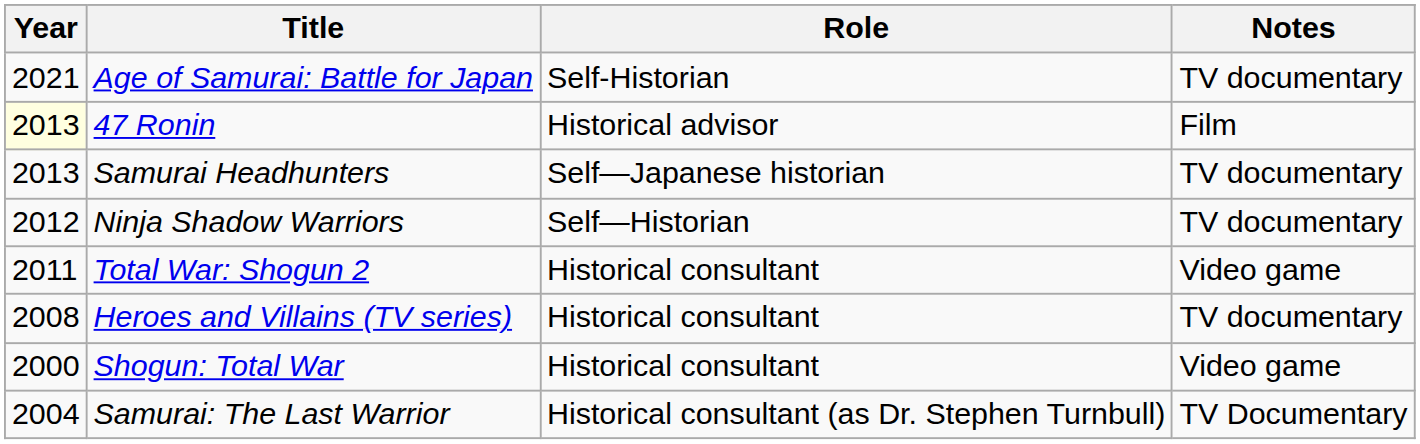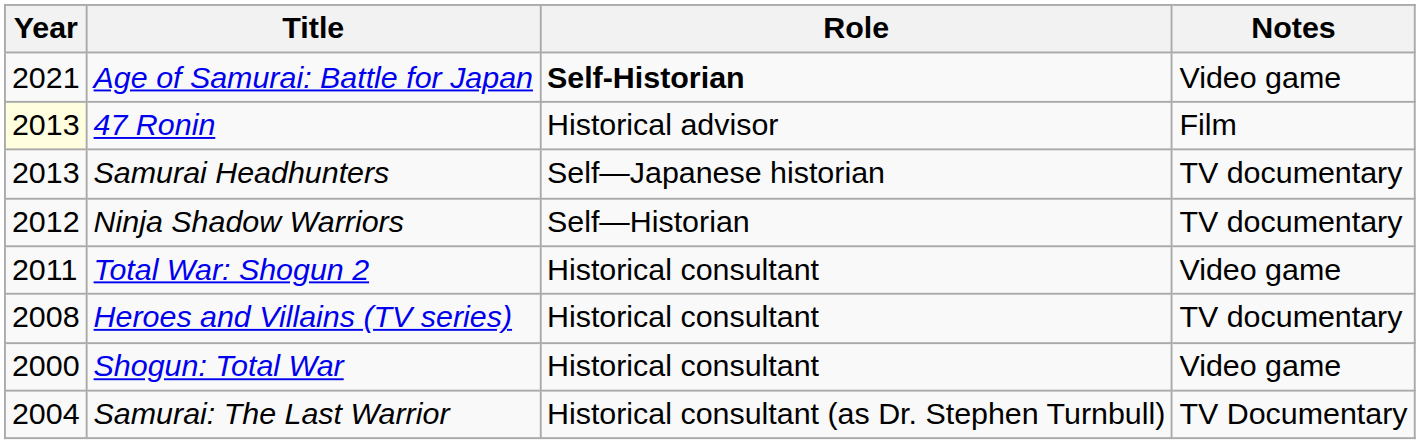(638, 76) normal -> (646, 76) bold
(1291, 76) TV documentary -> (1260, 76) Video game
